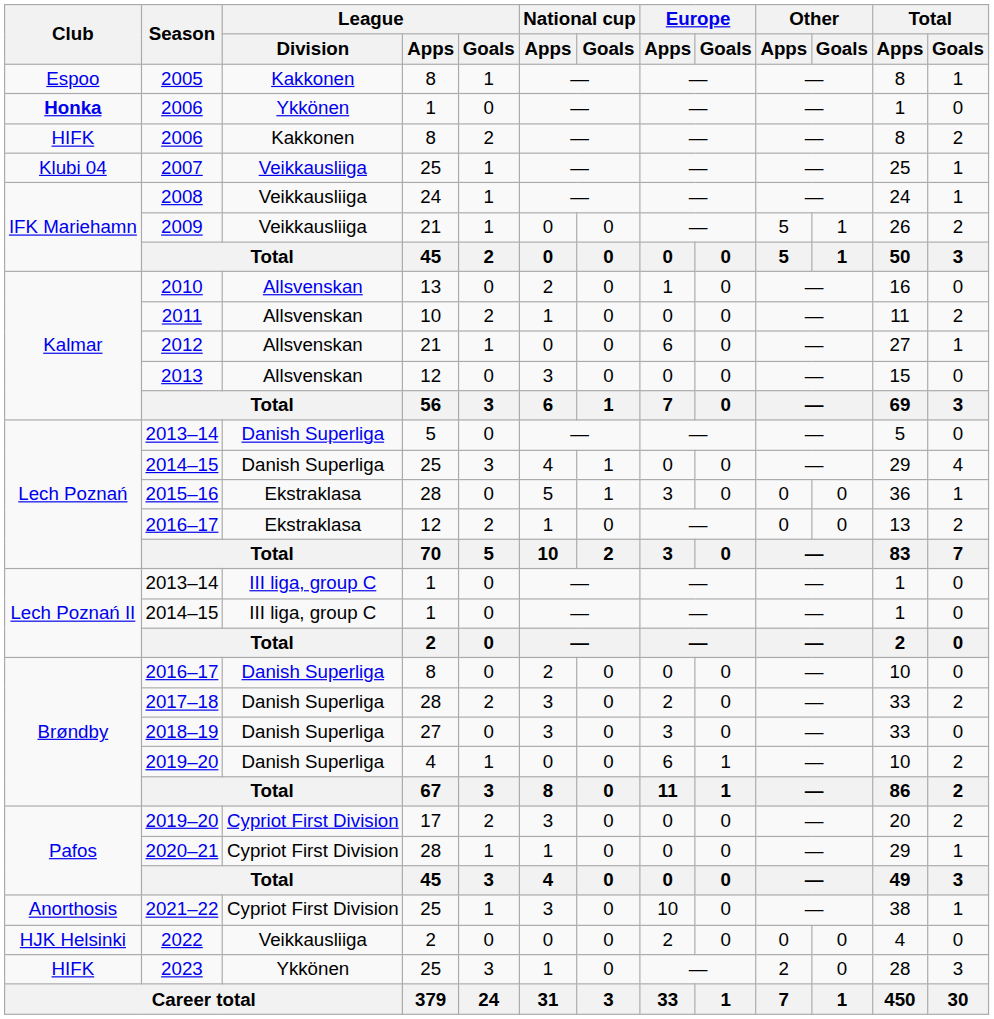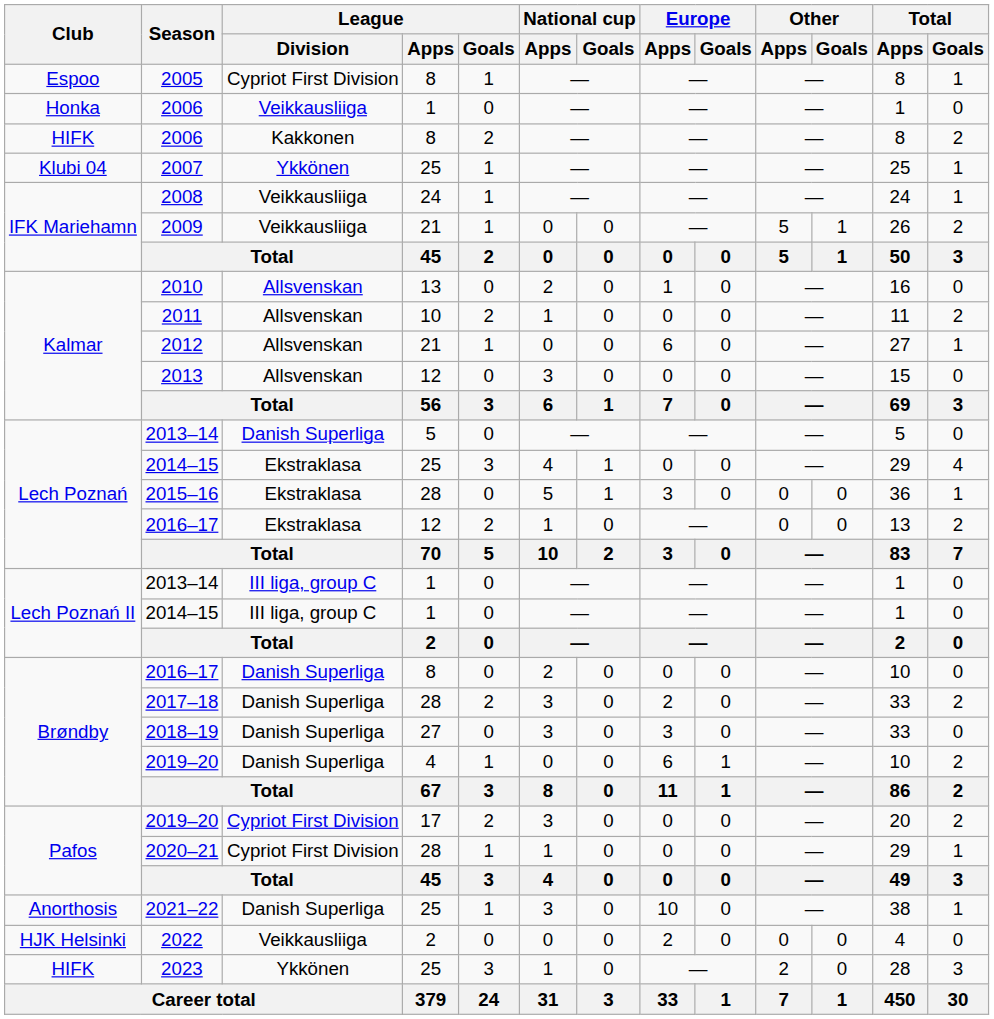(313, 78) Kakkonen -> (313, 78) Cypriot First Division
(73, 108) bold -> (73, 108) normal
(313, 108) Ykkönen -> (313, 108) Veikkausliiga
(313, 167) Veikkausliiga -> (313, 167) Ykkönen
(313, 464) Danish Superliga -> (313, 464) Ekstraklasa
(313, 910) Cypriot First Division -> (313, 910) Danish Superliga
